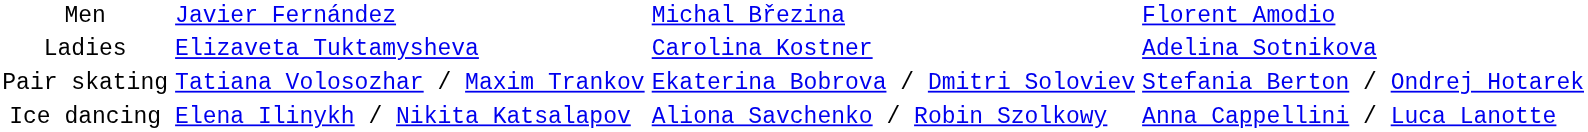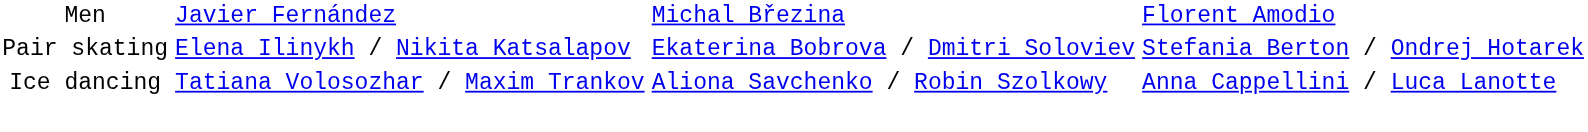- row: (85, 49)
(410, 83) Tatiana Volosozhar / Maxim Trankov -> (403, 49) Elena Ilinykh / Nikita Katsalapov
(403, 116) Elena Ilinykh / Nikita Katsalapov -> (410, 83) Tatiana Volosozhar / Maxim Trankov
